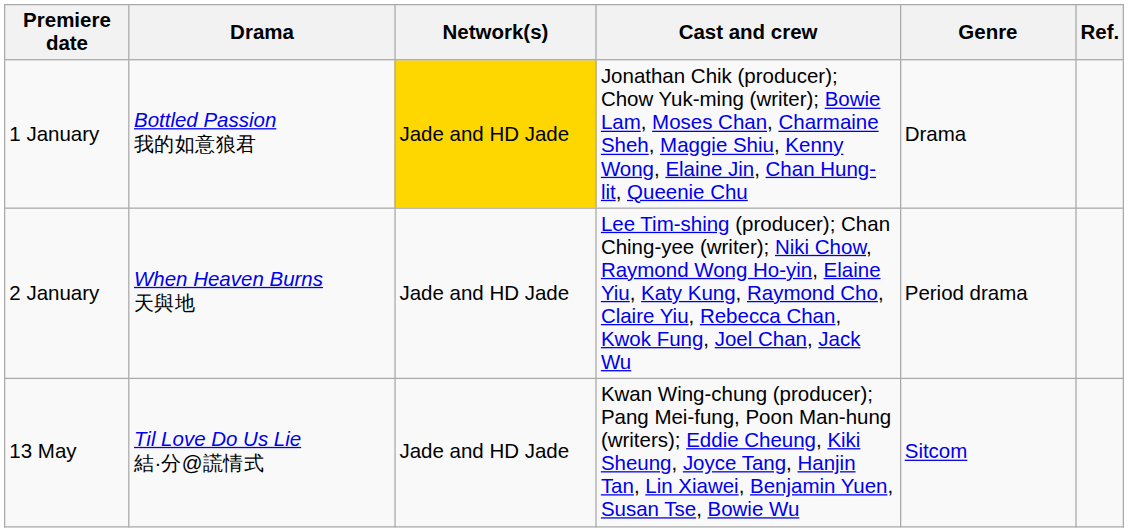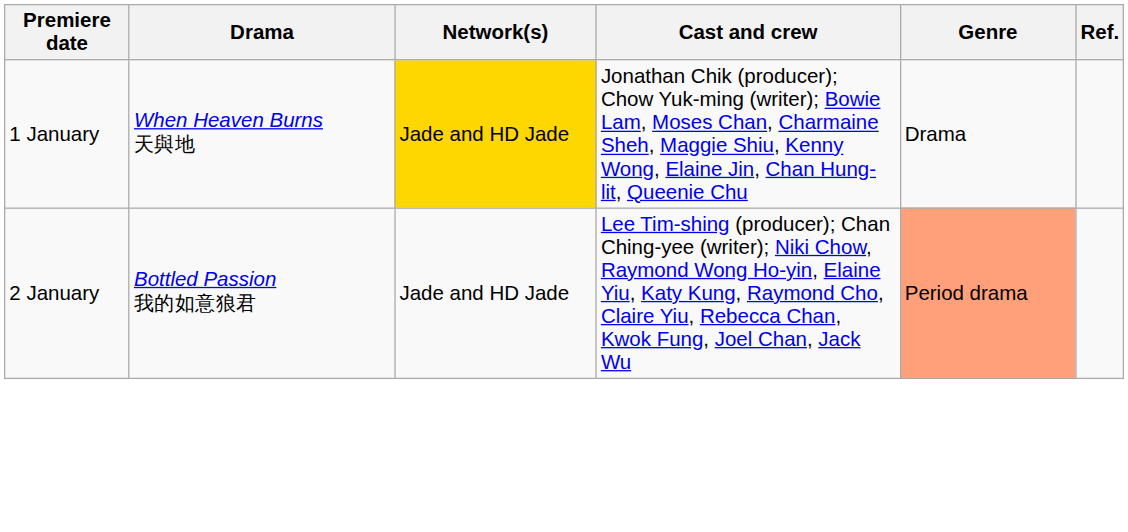(205, 132) Bottled Passion 我的如意狼君 -> (228, 132) When Heaven Burns 天與地
(228, 291) When Heaven Burns 天與地 -> (205, 291) Bottled Passion 我的如意狼君
(966, 293) no background -> (966, 293) lightsalmon background
- row: (43, 452)
